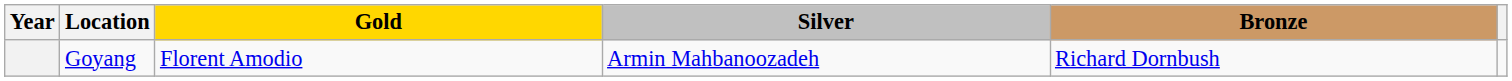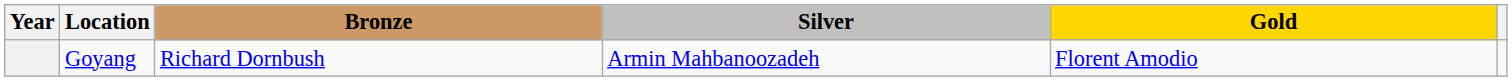columns swapped: (378, 22) <-> (1273, 22)
